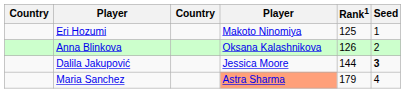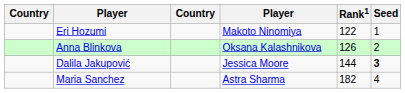(348, 31) 125 -> (348, 31) 122
(254, 80) lightsalmon background -> (254, 80) no background
(348, 80) 179 -> (348, 80) 182
